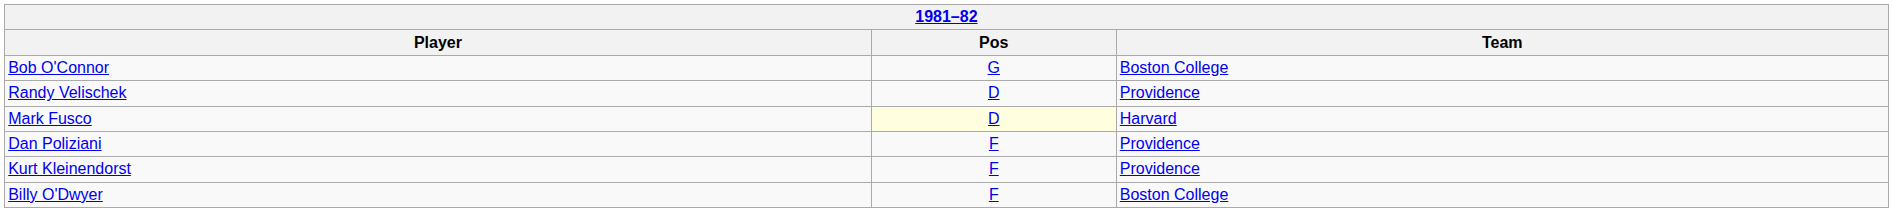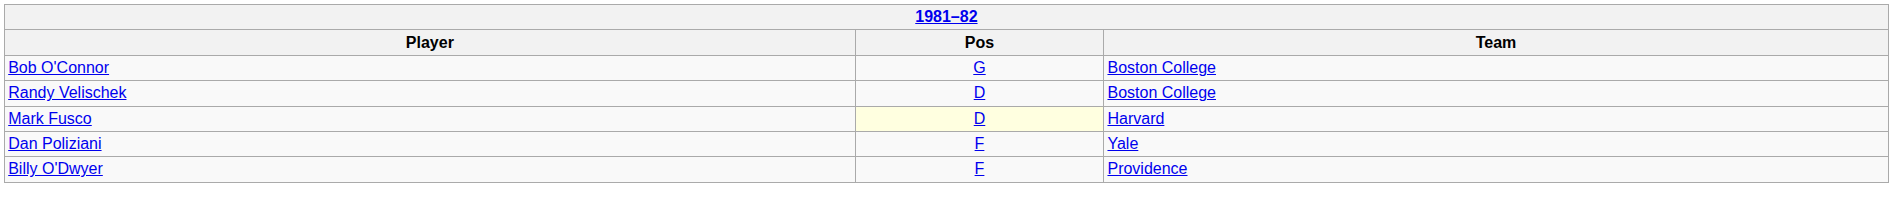(1160, 93) Providence -> (1162, 93) Boston College
(1160, 144) Providence -> (1123, 144) Yale
- row: (70, 169)
(1174, 194) Boston College -> (1147, 169) Providence
